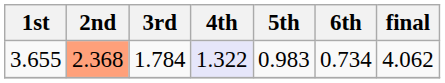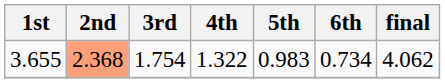(160, 58) 1.784 -> (160, 58) 1.754
(222, 58) lavender background -> (222, 58) no background
